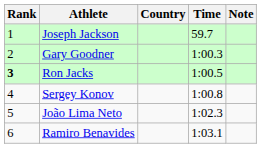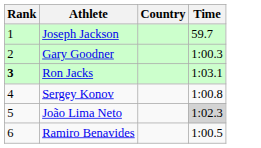- column: (241, 14)
(207, 73) 1:00.5 -> (207, 73) 1:03.1
(207, 113) no background -> (207, 113) lightgrey background
(207, 133) 1:03.1 -> (207, 133) 1:00.5
